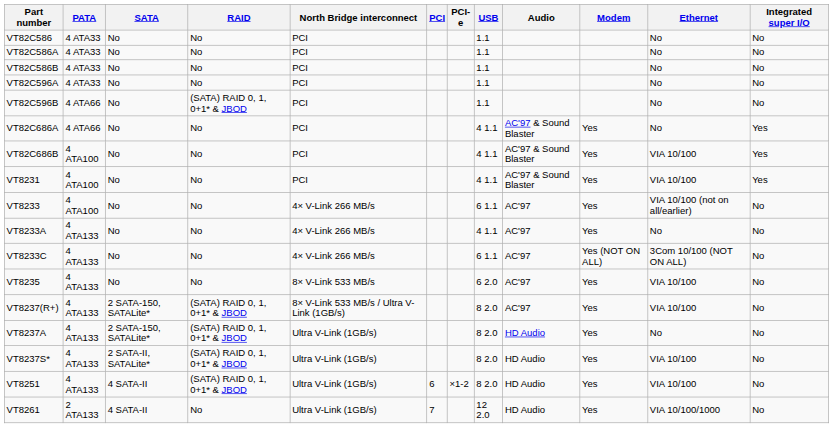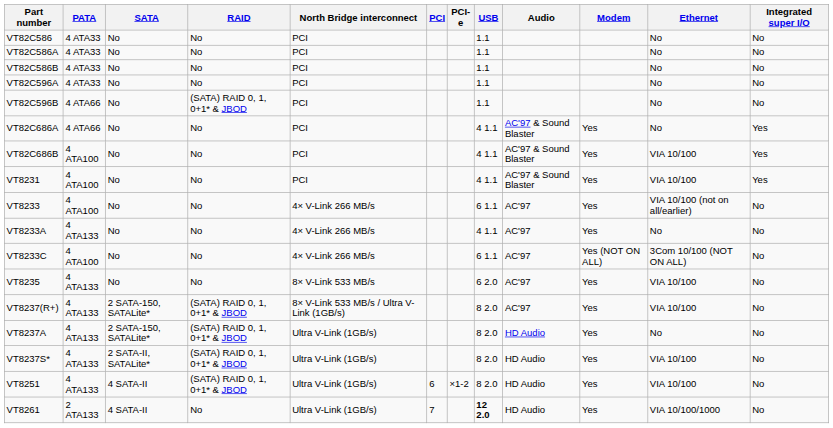(82, 257) 4 ATA133 -> (82, 257) 4 ATA100
(483, 410) normal -> (483, 410) bold
